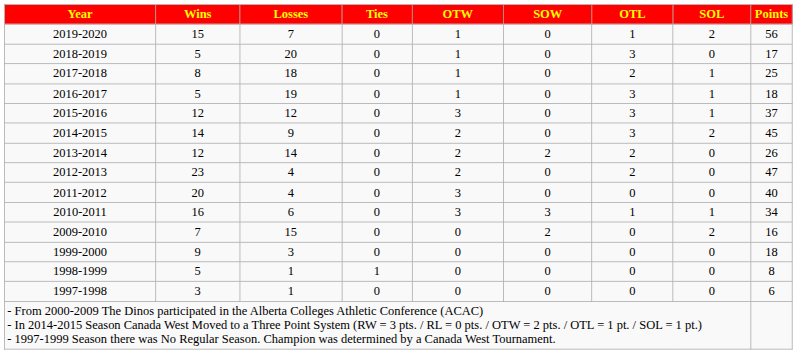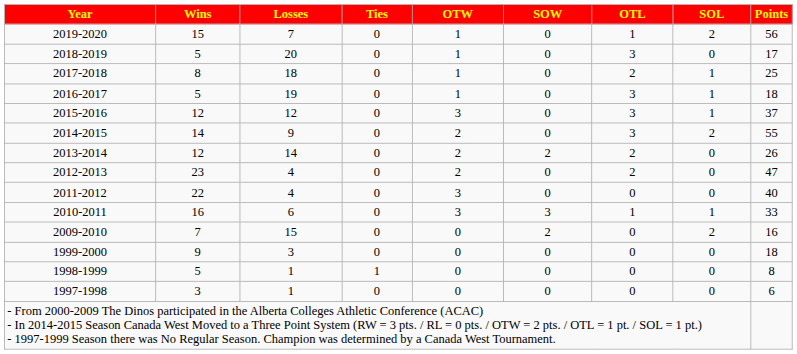(772, 133) 45 -> (772, 133) 55
(198, 192) 20 -> (198, 192) 22
(772, 212) 34 -> (772, 212) 33
